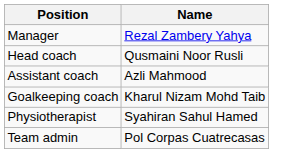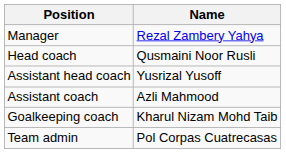+ row: (69, 76)
- row: (52, 117)
